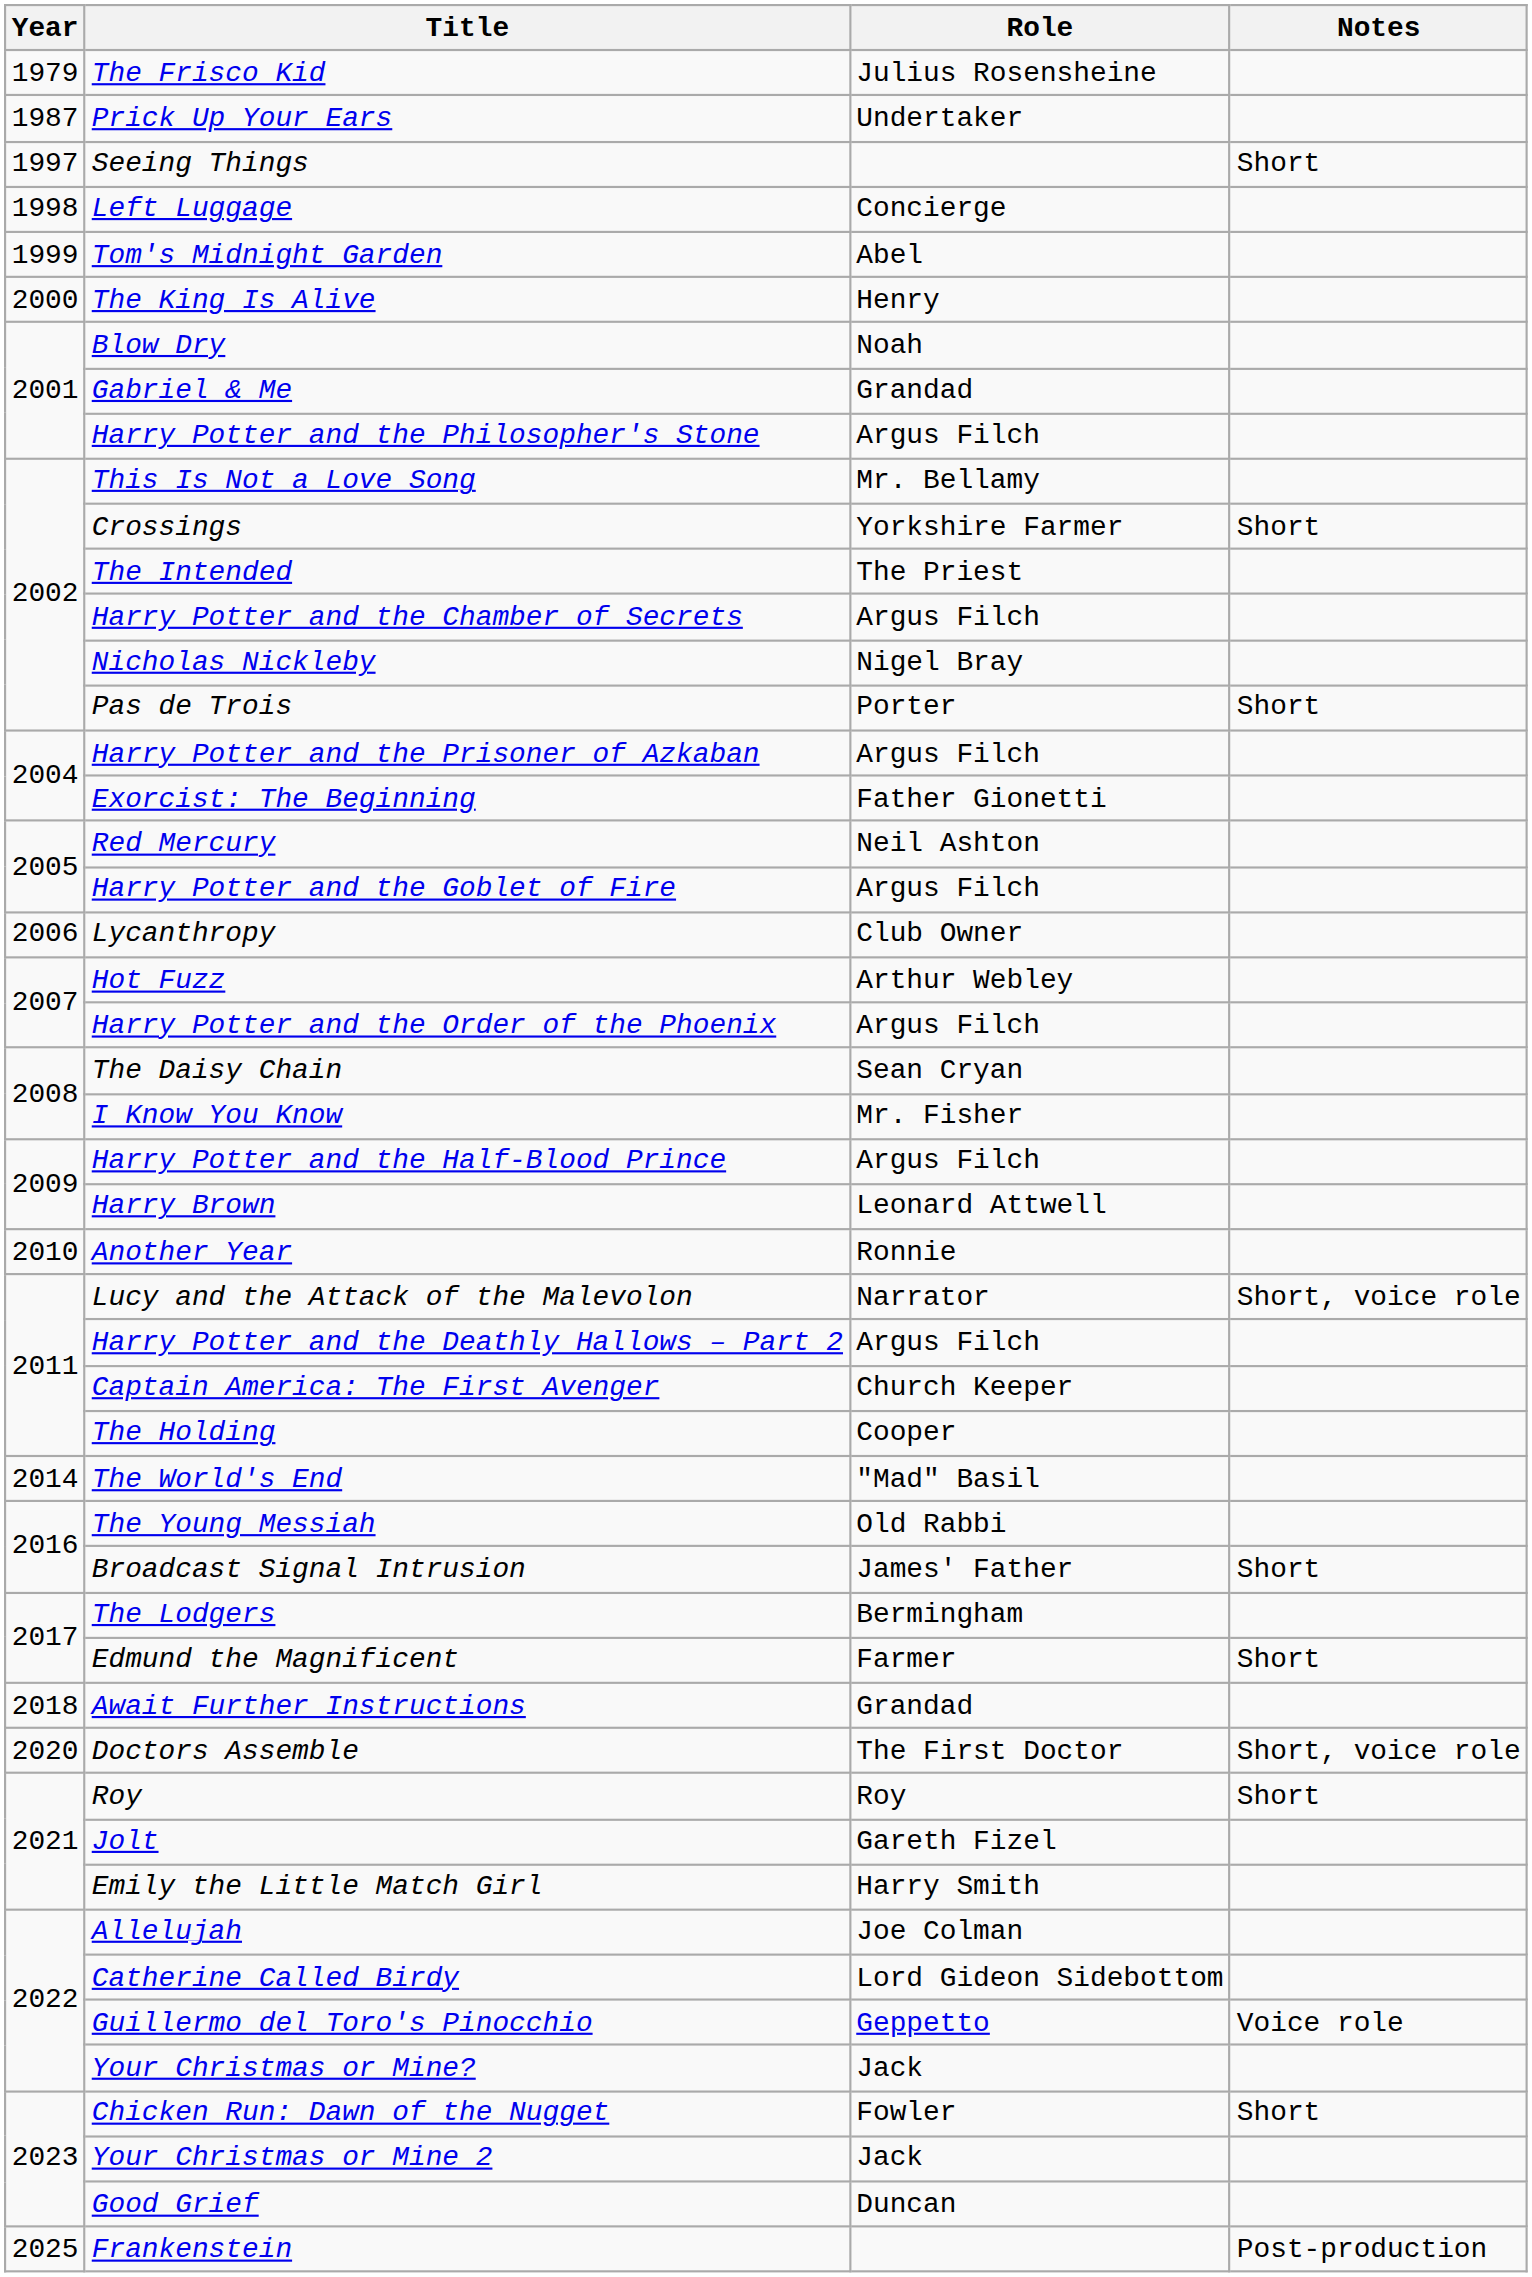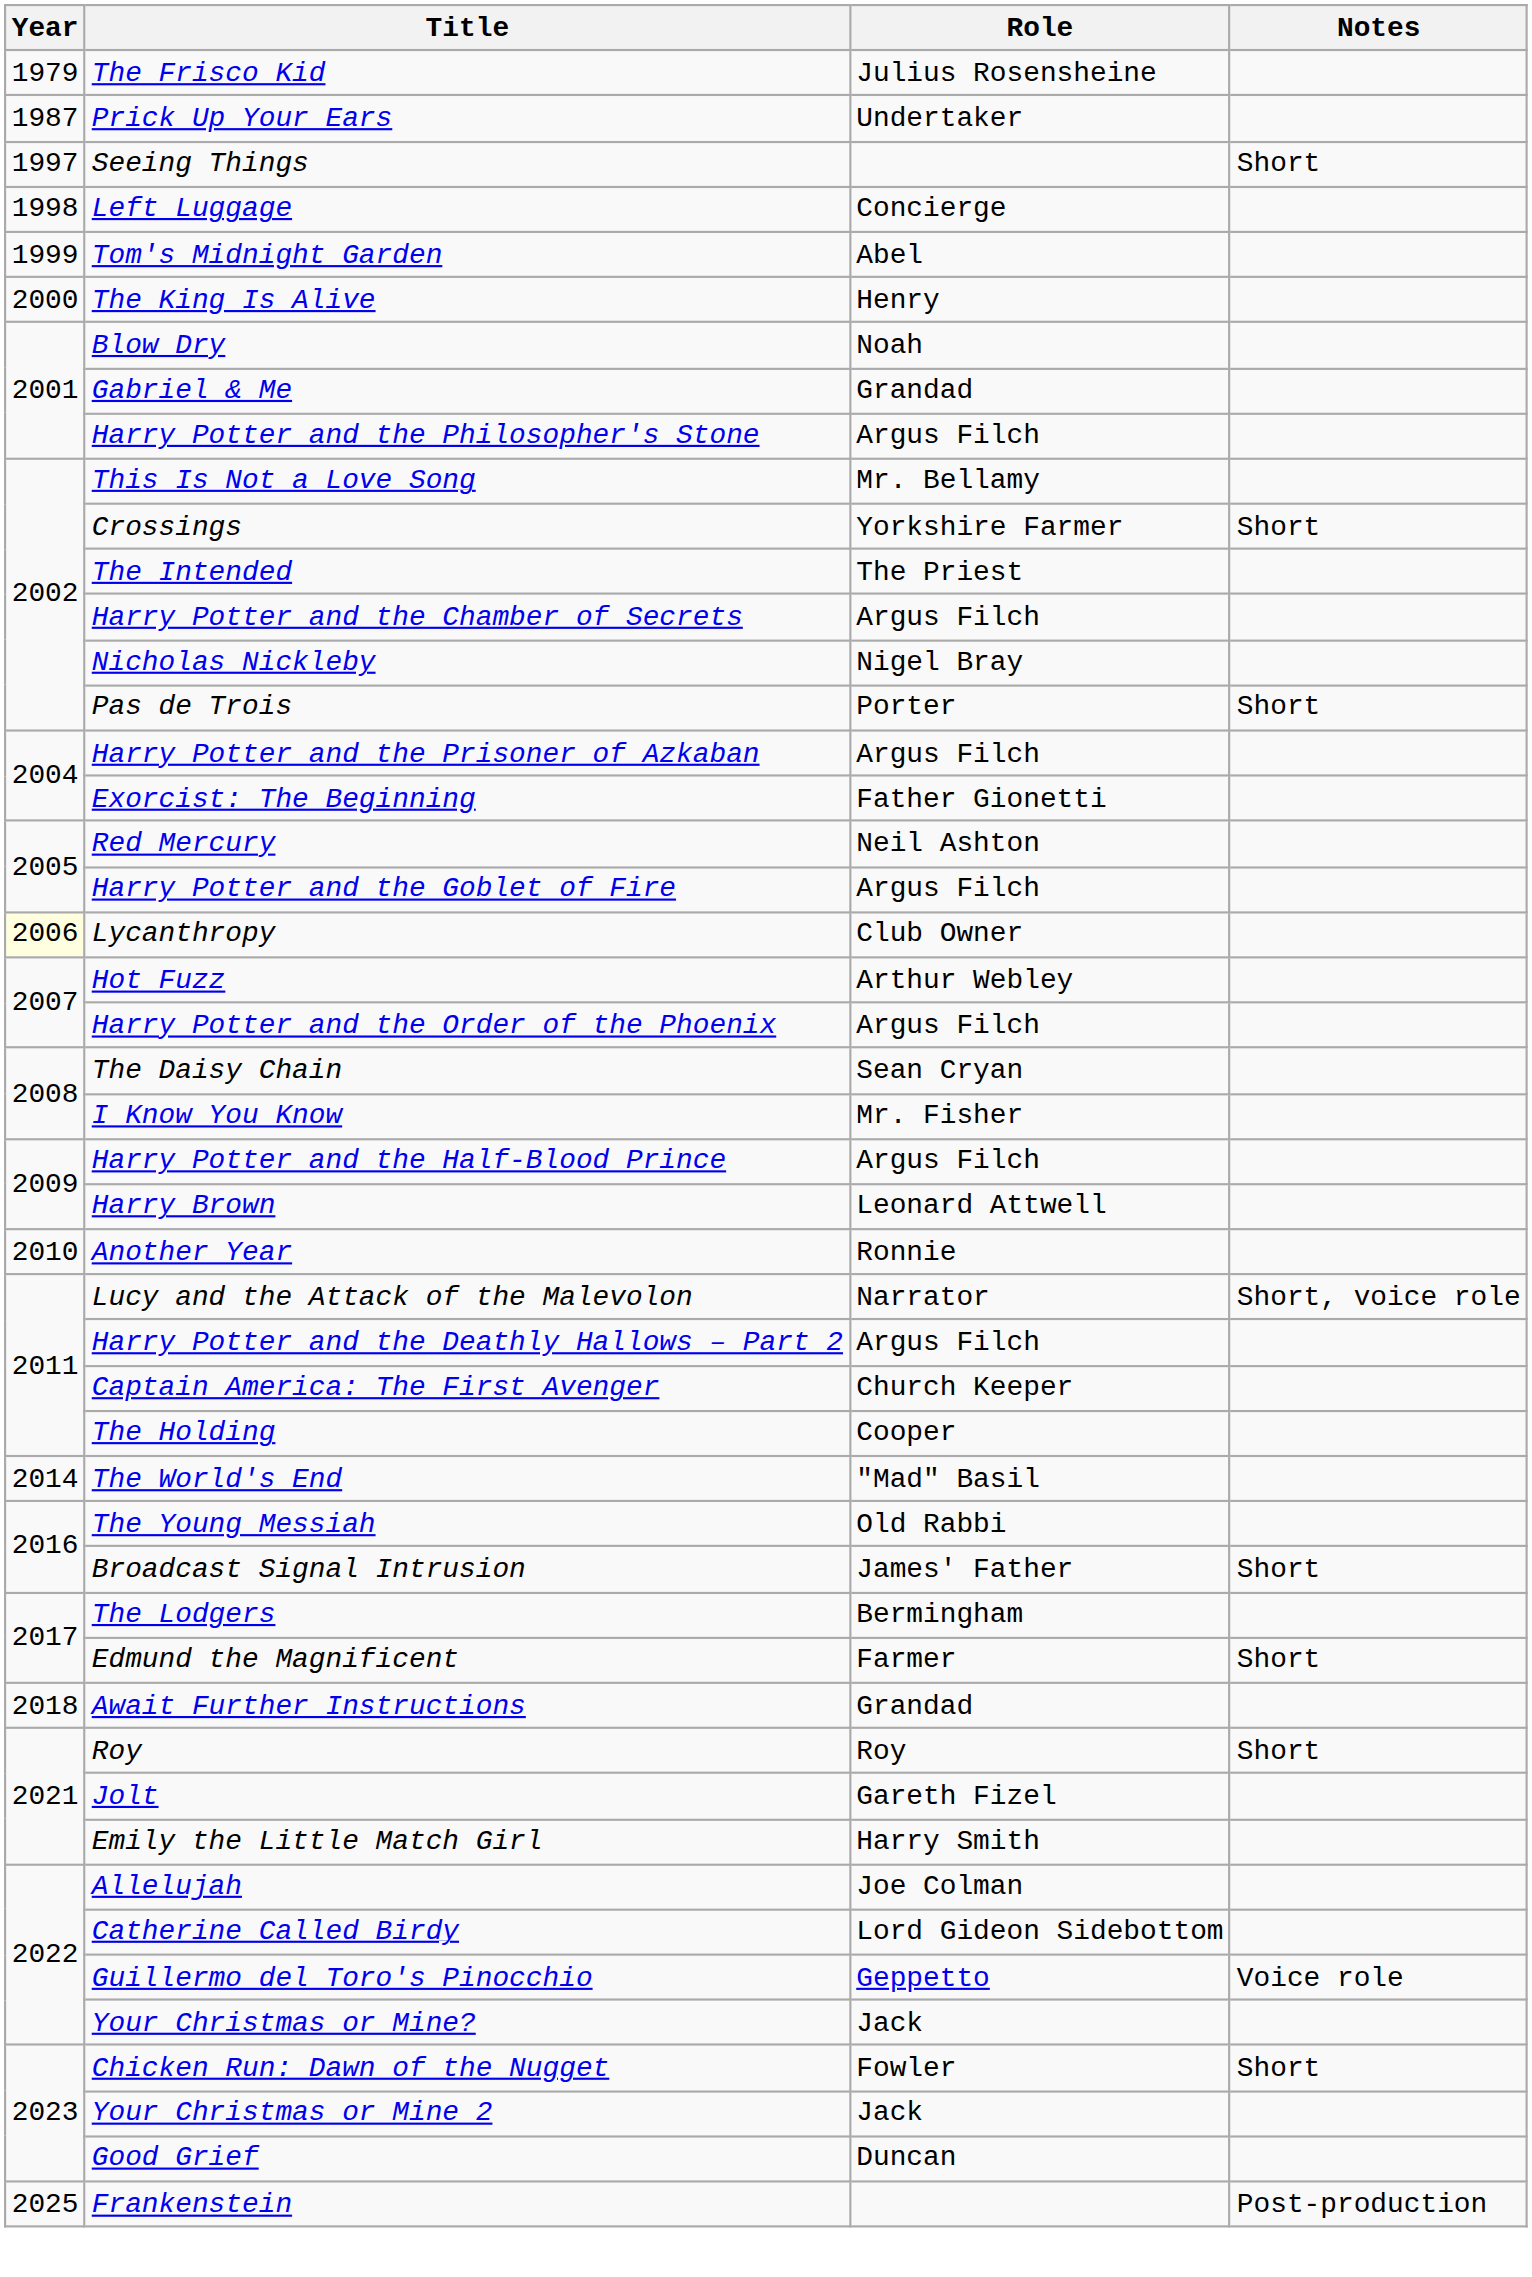(45, 935) no background -> (45, 935) lightyellow background
- row: (225, 1751)
